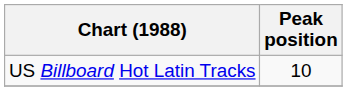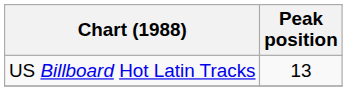(301, 70) 10 -> (301, 70) 13
